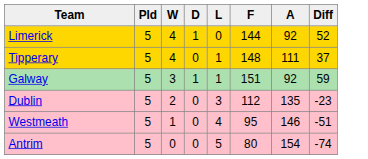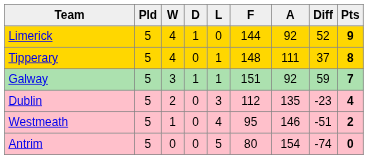+ column: (350, 15)
